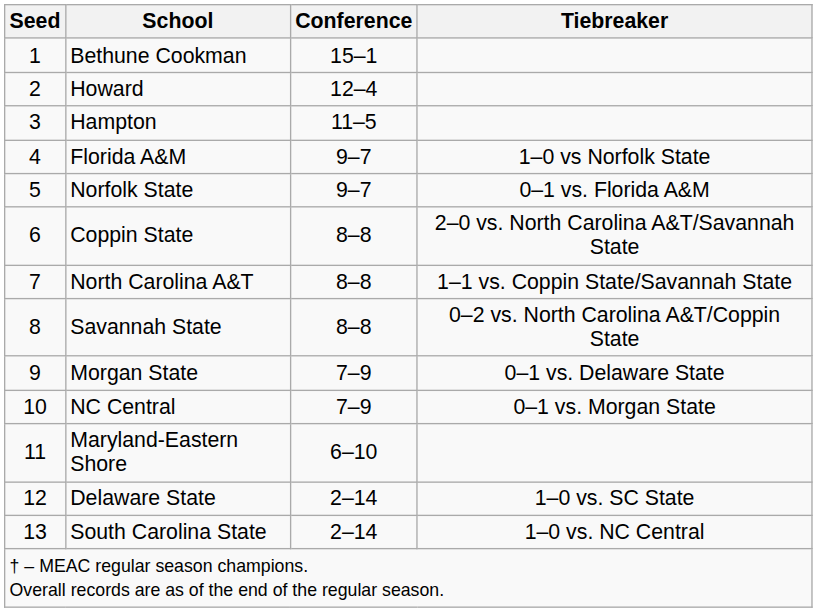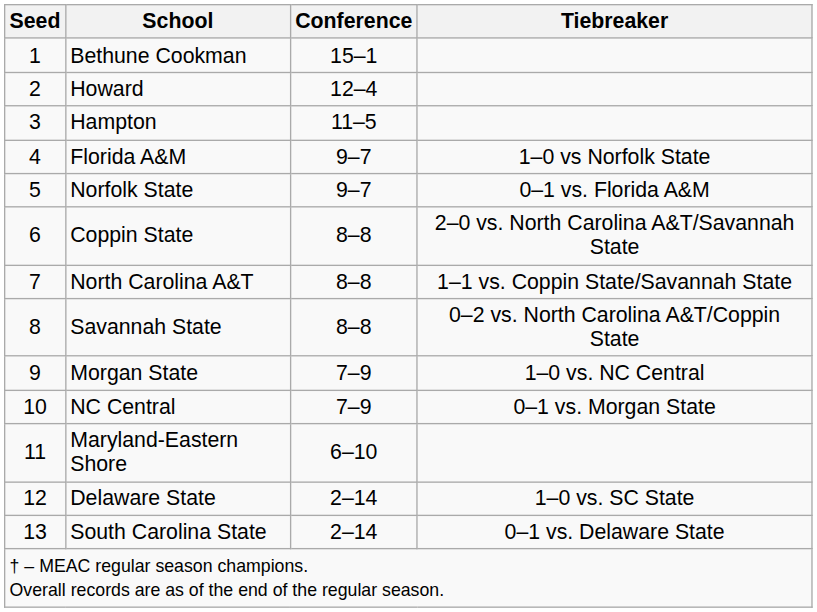(615, 372) 0–1 vs. Delaware State -> (615, 372) 1–0 vs. NC Central
(615, 531) 1–0 vs. NC Central -> (615, 531) 0–1 vs. Delaware State
